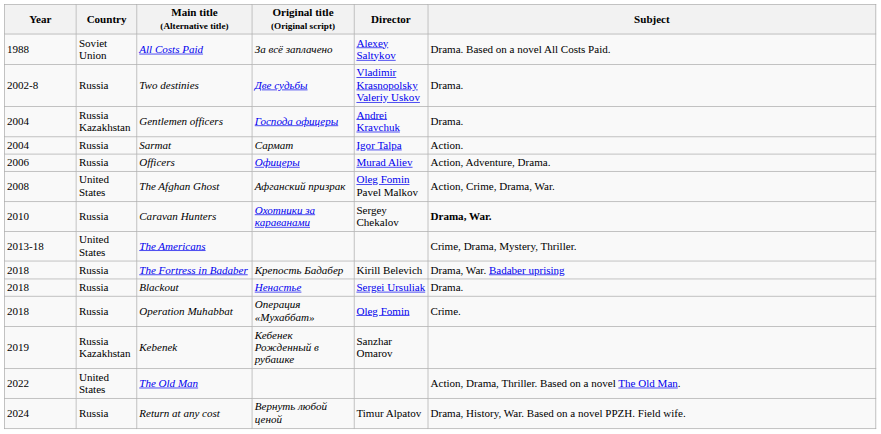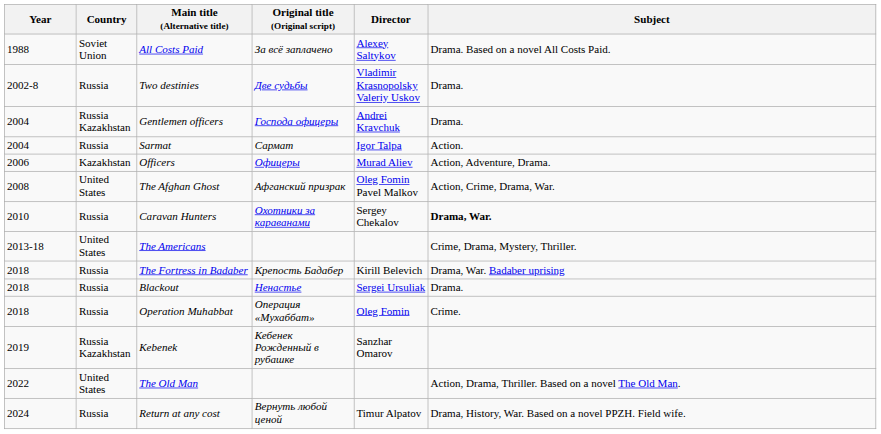(94, 162) Russia -> (105, 162) Kazakhstan
